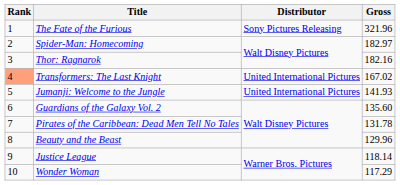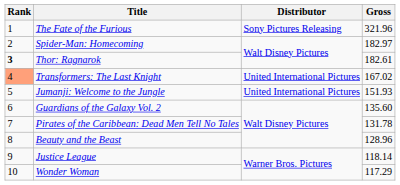(10, 60) normal -> (10, 60) bold
(378, 60) 182.16 -> (378, 60) 182.61
(378, 92) 141.93 -> (378, 92) 151.93
(378, 140) 129.96 -> (378, 140) 128.96
